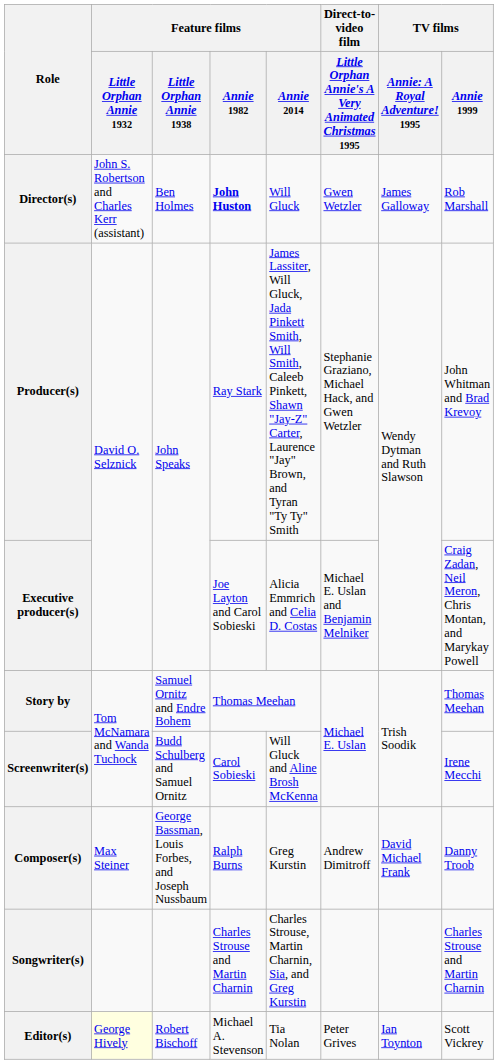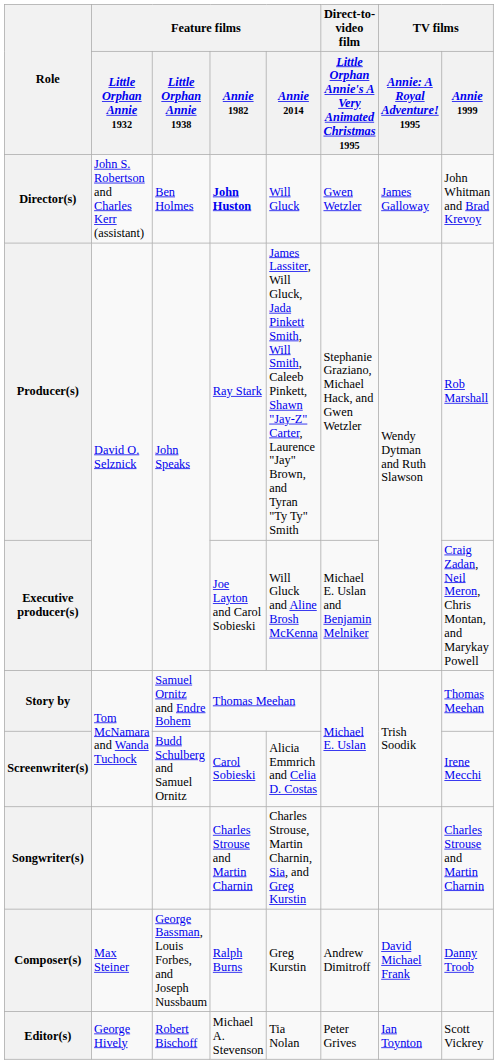(466, 198) Rob Marshall -> (467, 198) John Whitman and Brad Krevoy
(467, 391) John Whitman and Brad Krevoy -> (466, 391) Rob Marshall
(293, 605) Alicia Emmrich and Celia D. Costas -> (293, 605) Will Gluck and Aline Brosh McKenna
(293, 769) Will Gluck and Aline Brosh McKenna -> (293, 769) Alicia Emmrich and Celia D. Costas
rows swapped: (48, 960) <-> (48, 857)
(112, 1035) lightyellow background -> (112, 1035) no background
